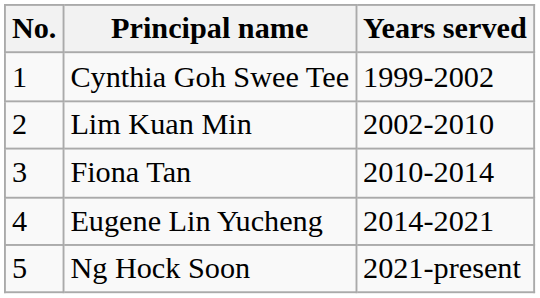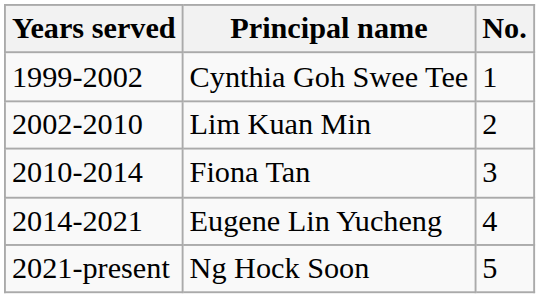columns swapped: (34, 28) <-> (445, 28)
